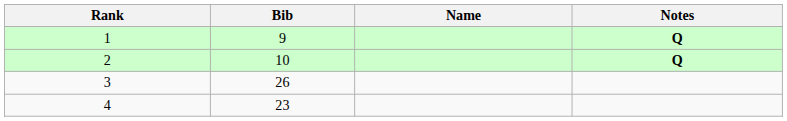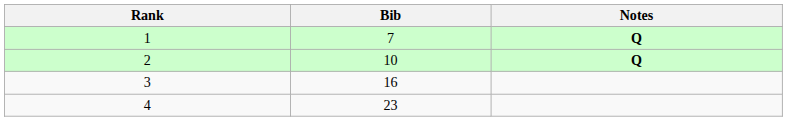- column: (464, 15)
(282, 37) 9 -> (391, 37) 7
(282, 82) 26 -> (391, 82) 16
